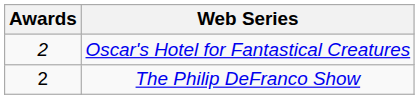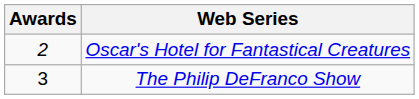(43, 79) 2 -> (43, 79) 3
